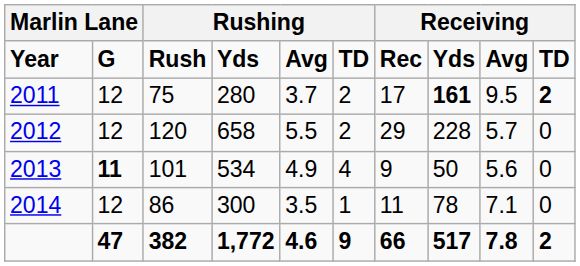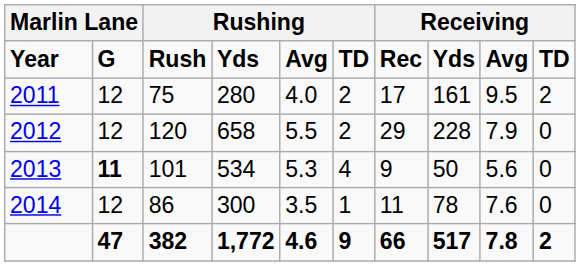(301, 95) 3.7 -> (301, 95) 4.0
(452, 95) bold -> (452, 95) normal
(545, 95) bold -> (545, 95) normal
(502, 132) 5.7 -> (502, 132) 7.9
(301, 168) 4.9 -> (301, 168) 5.3
(502, 205) 7.1 -> (502, 205) 7.6
